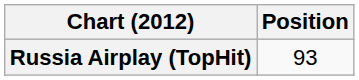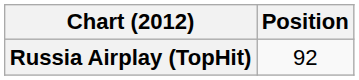(305, 57) 93 -> (305, 57) 92
